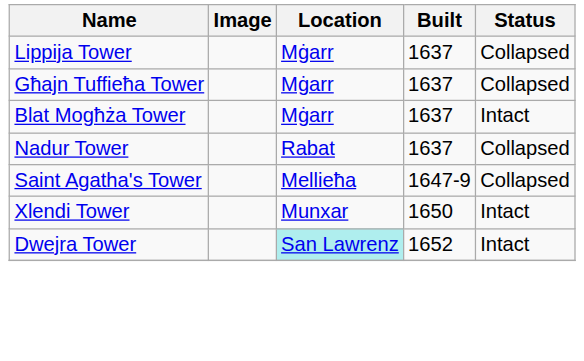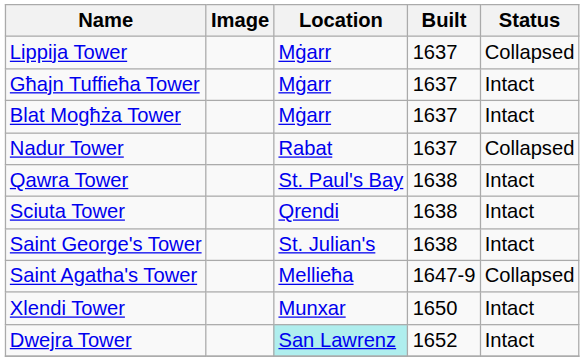(525, 84) Collapsed -> (509, 84) Intact
+ row: (69, 180)
+ row: (67, 212)
+ row: (106, 244)
